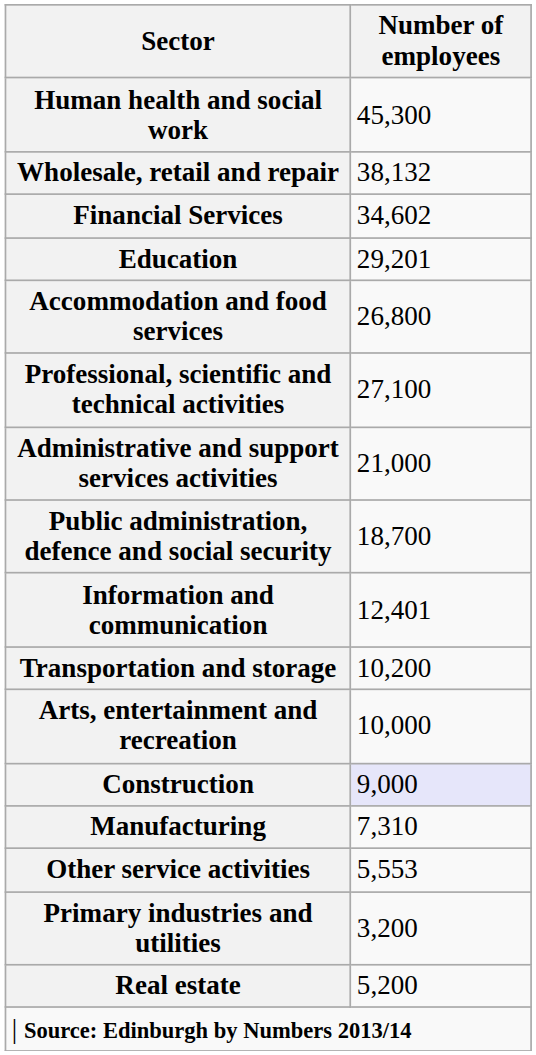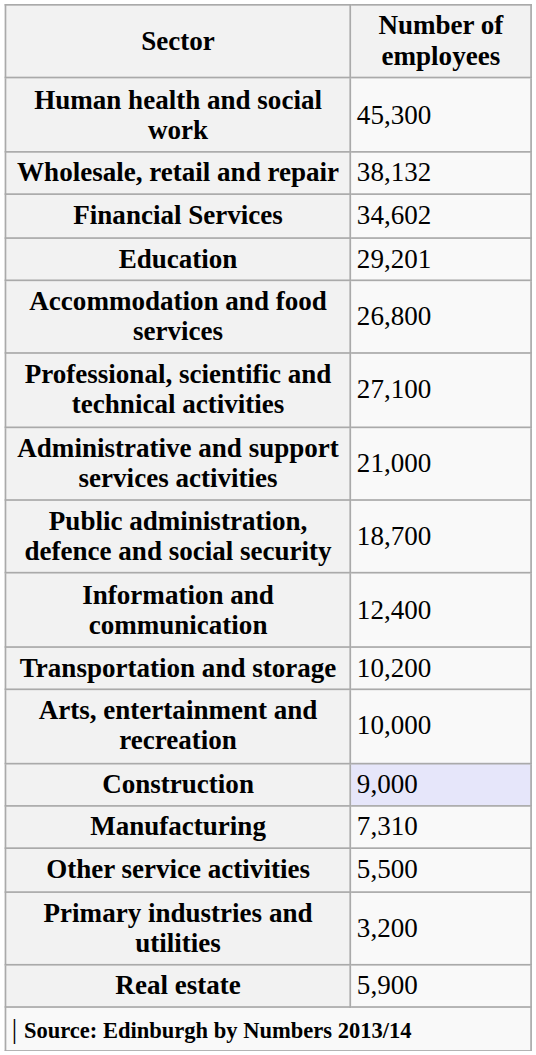(394, 609) 12,401 -> (394, 609) 12,400
(387, 869) 5,553 -> (387, 869) 5,500
(387, 985) 5,200 -> (387, 985) 5,900
